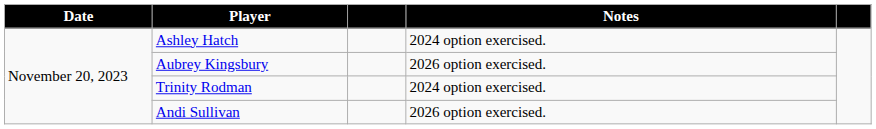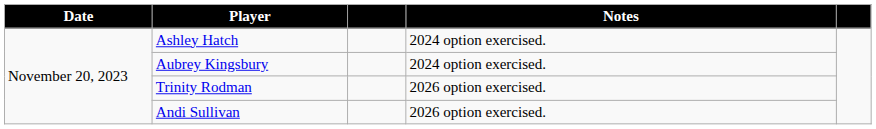(478, 64) 2026 option exercised. -> (478, 64) 2024 option exercised.
(478, 87) 2024 option exercised. -> (478, 87) 2026 option exercised.
